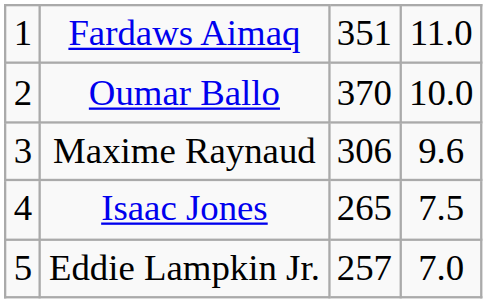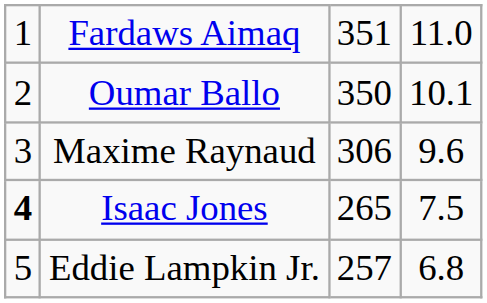(364, 92) 370 -> (364, 92) 350
(441, 92) 10.0 -> (441, 92) 10.1
(23, 208) normal -> (23, 208) bold
(441, 267) 7.0 -> (441, 267) 6.8
